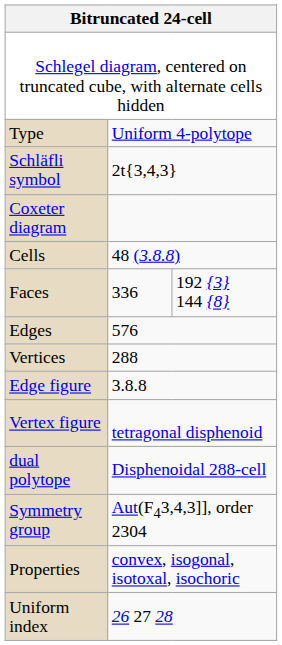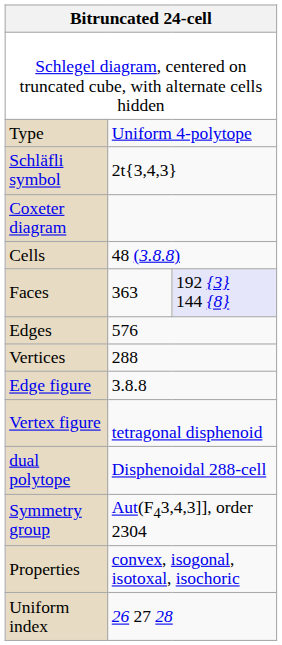(125, 292) 336 -> (125, 292) 363
(203, 292) no background -> (203, 292) lavender background
